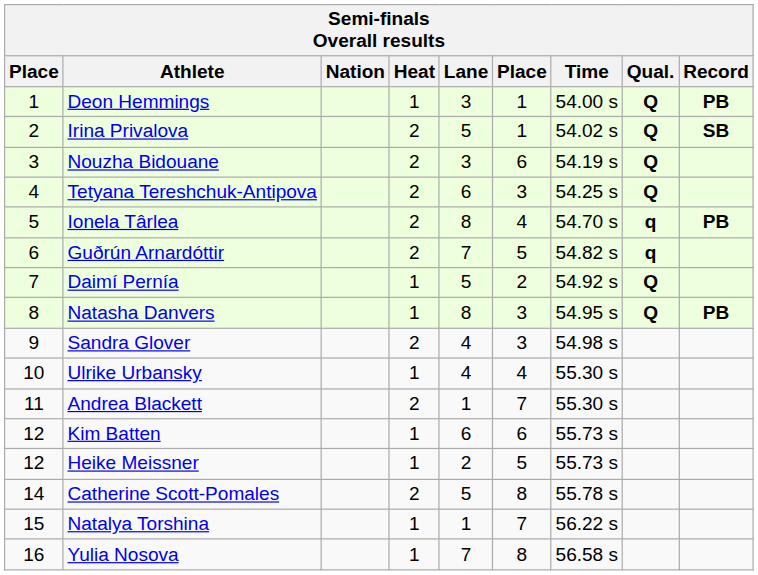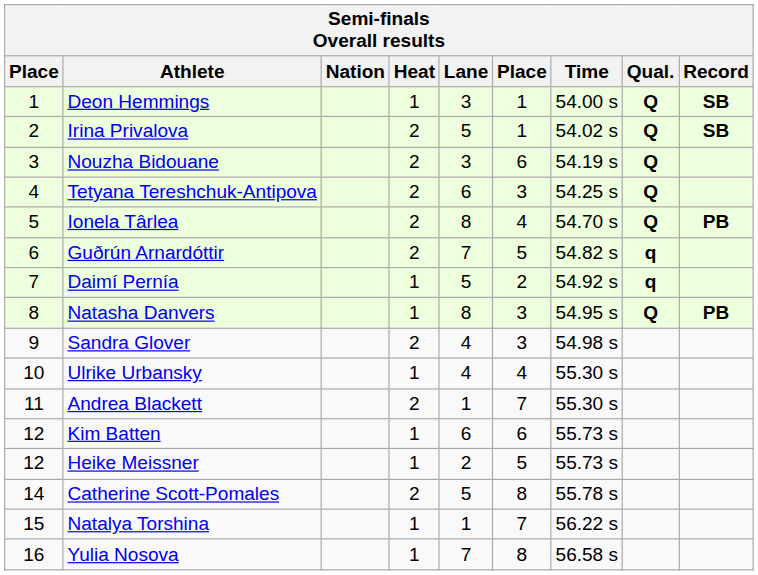(716, 101) PB -> (716, 101) SB
(651, 222) q -> (651, 222) Q
(651, 282) Q -> (651, 282) q
